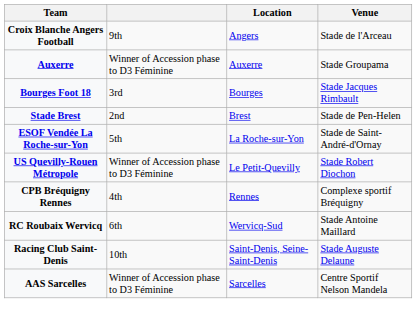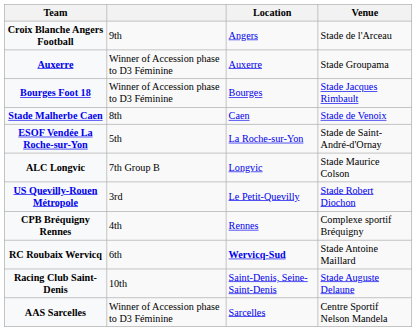(116, 93) 3rd -> (164, 93) Winner of Accession phase to D3 Féminine
- row: (56, 116)
+ row: (55, 116)
+ row: (55, 168)
(164, 168) Winner of Accession phase to D3 Féminine -> (116, 196) 3rd
(256, 225) normal -> (257, 254) bold
